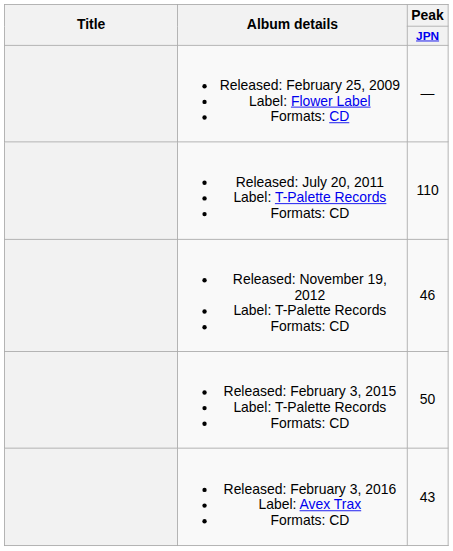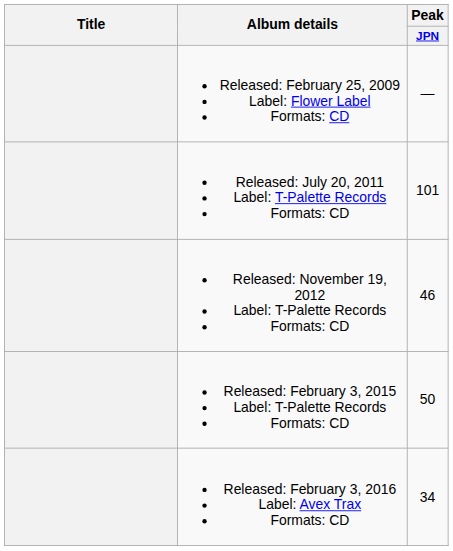(428, 190) 110 -> (428, 190) 101
(428, 496) 43 -> (428, 496) 34
